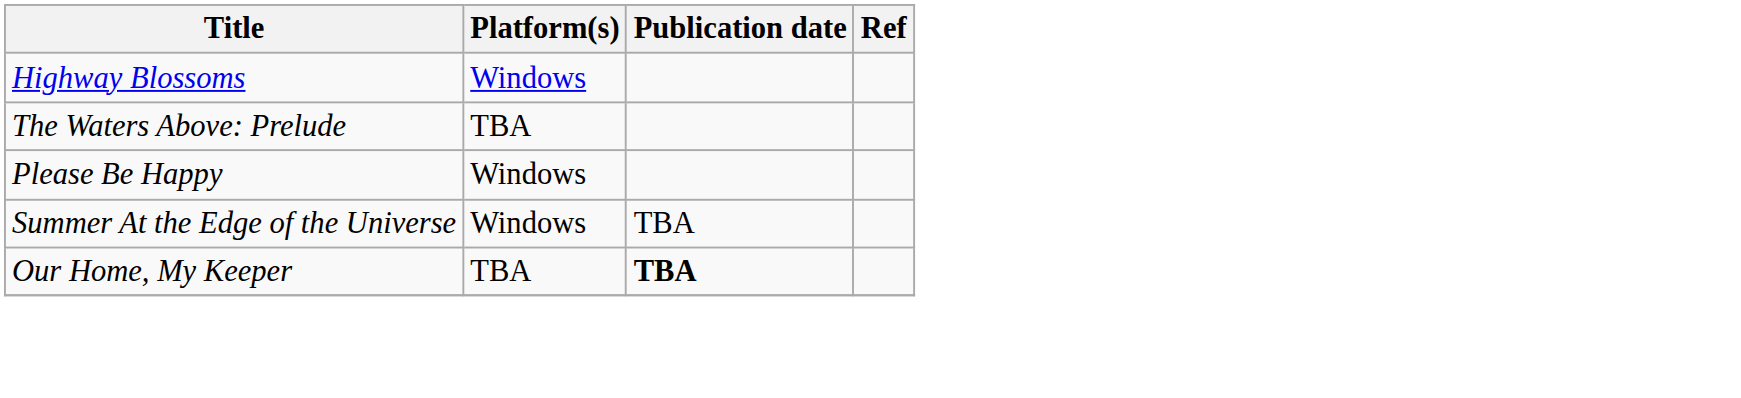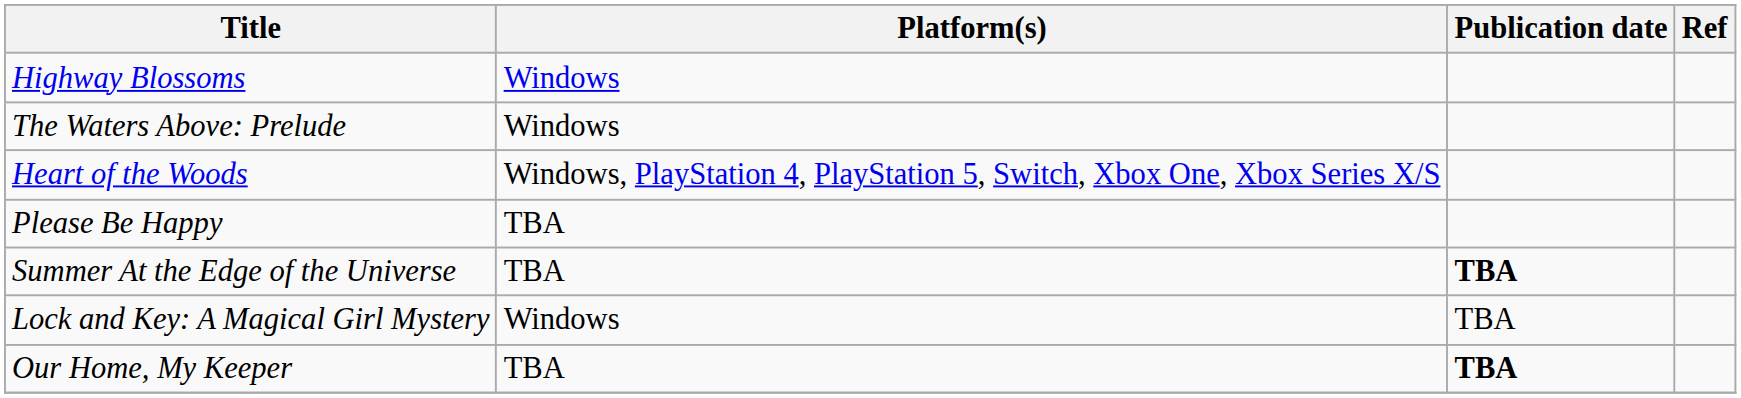(501, 125) TBA -> (562, 125) Windows
+ row: (130, 174)
(528, 174) Windows -> (534, 222) TBA
(528, 222) Windows -> (534, 271) TBA
(664, 222) normal -> (1486, 271) bold
+ row: (251, 319)
